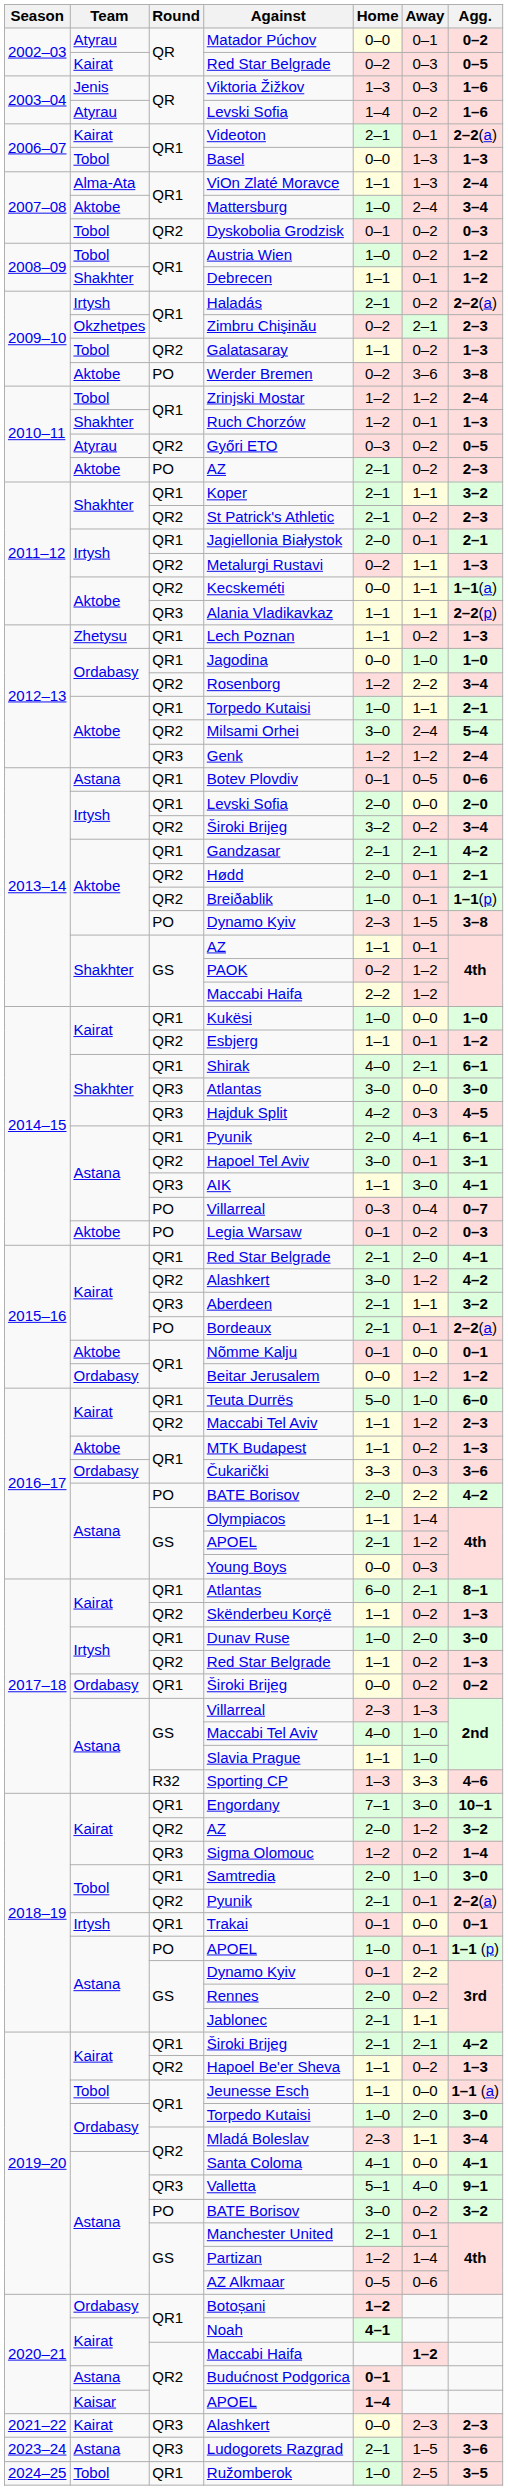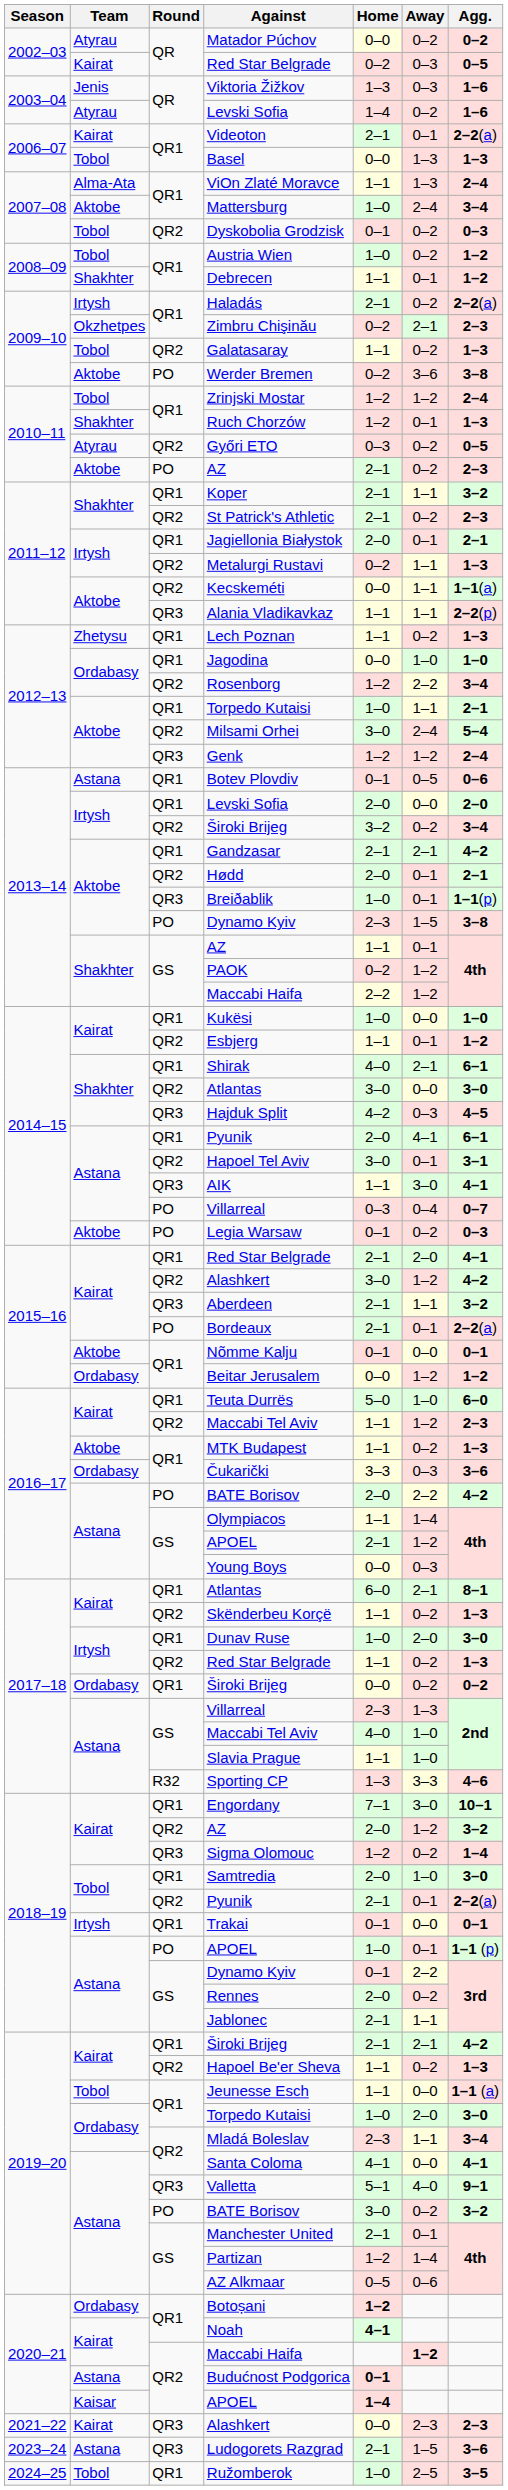(425, 40) 0–1 -> (425, 40) 0–2
(168, 898) QR2 -> (168, 898) QR3
(168, 1089) QR3 -> (168, 1089) QR2
